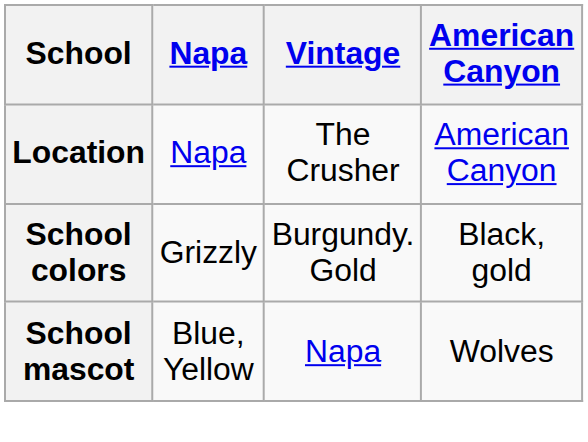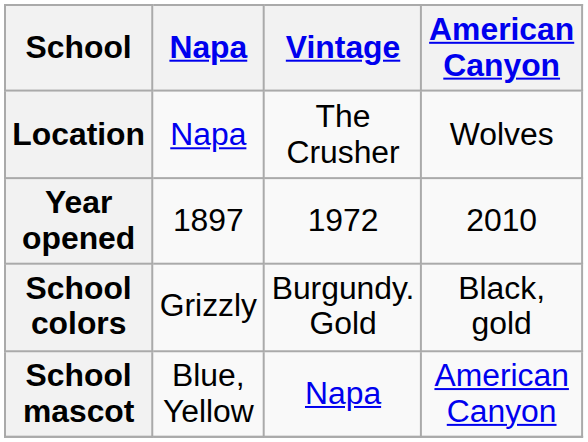(502, 153) American Canyon -> (502, 133) Wolves
+ row: (79, 220)
(502, 351) Wolves -> (502, 392) American Canyon
